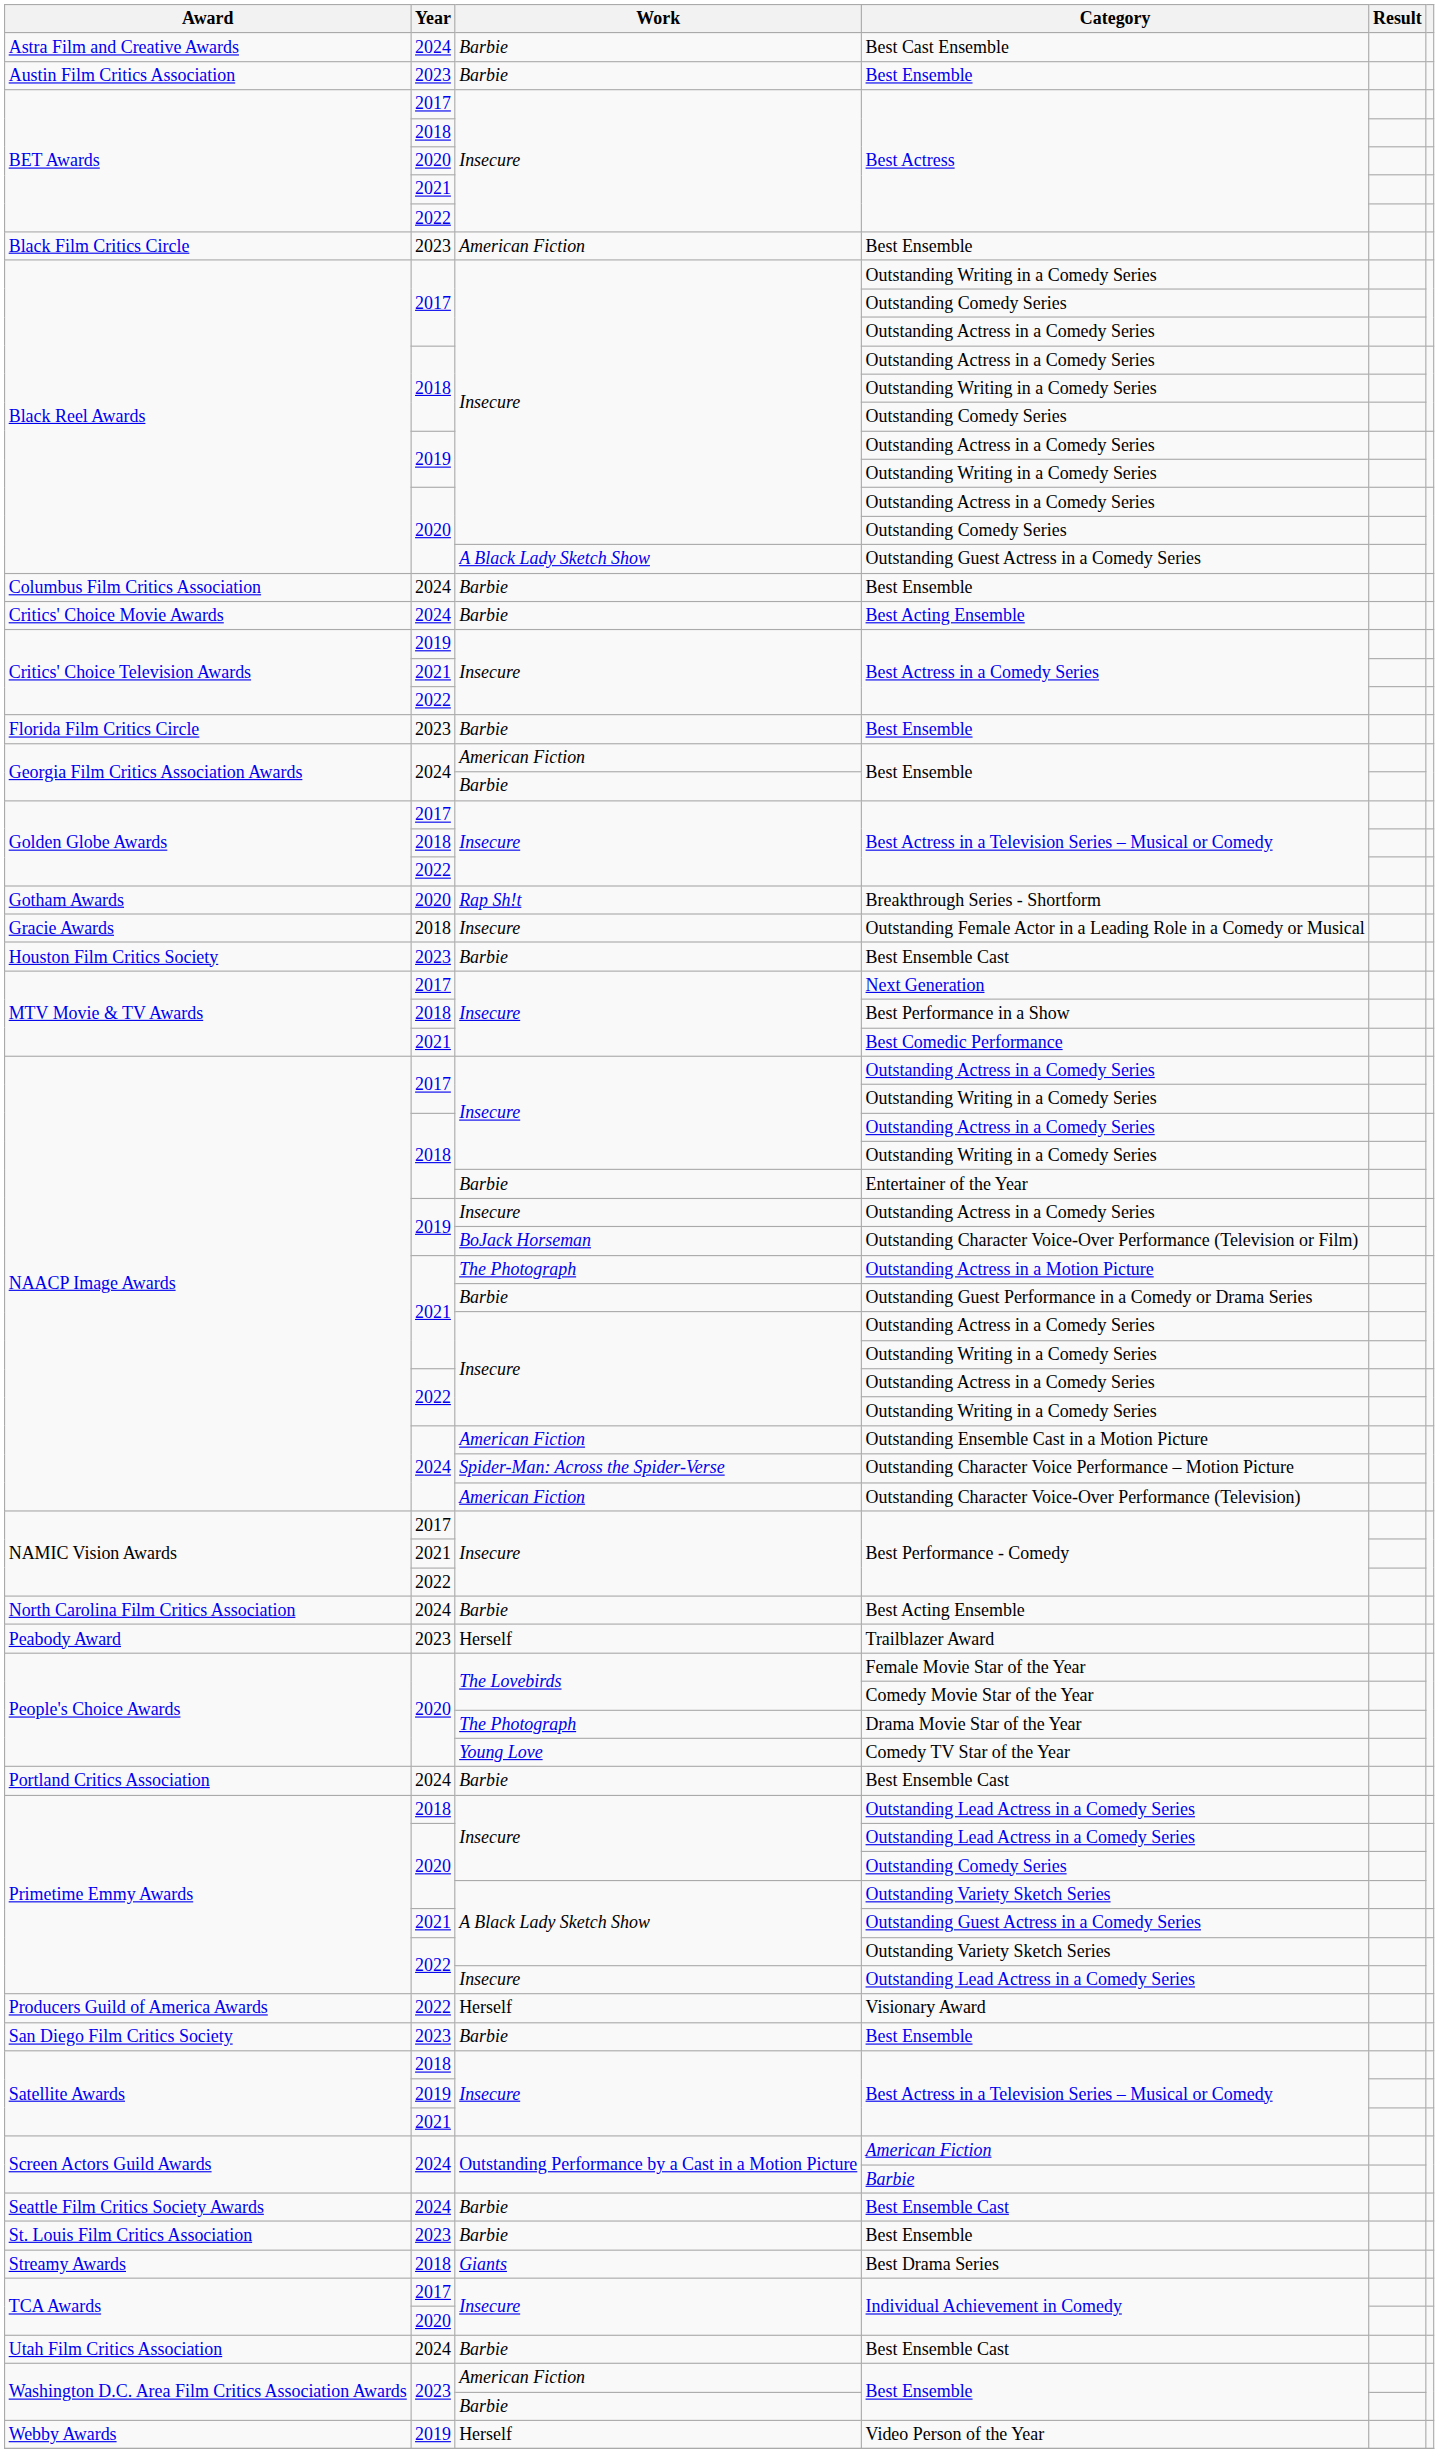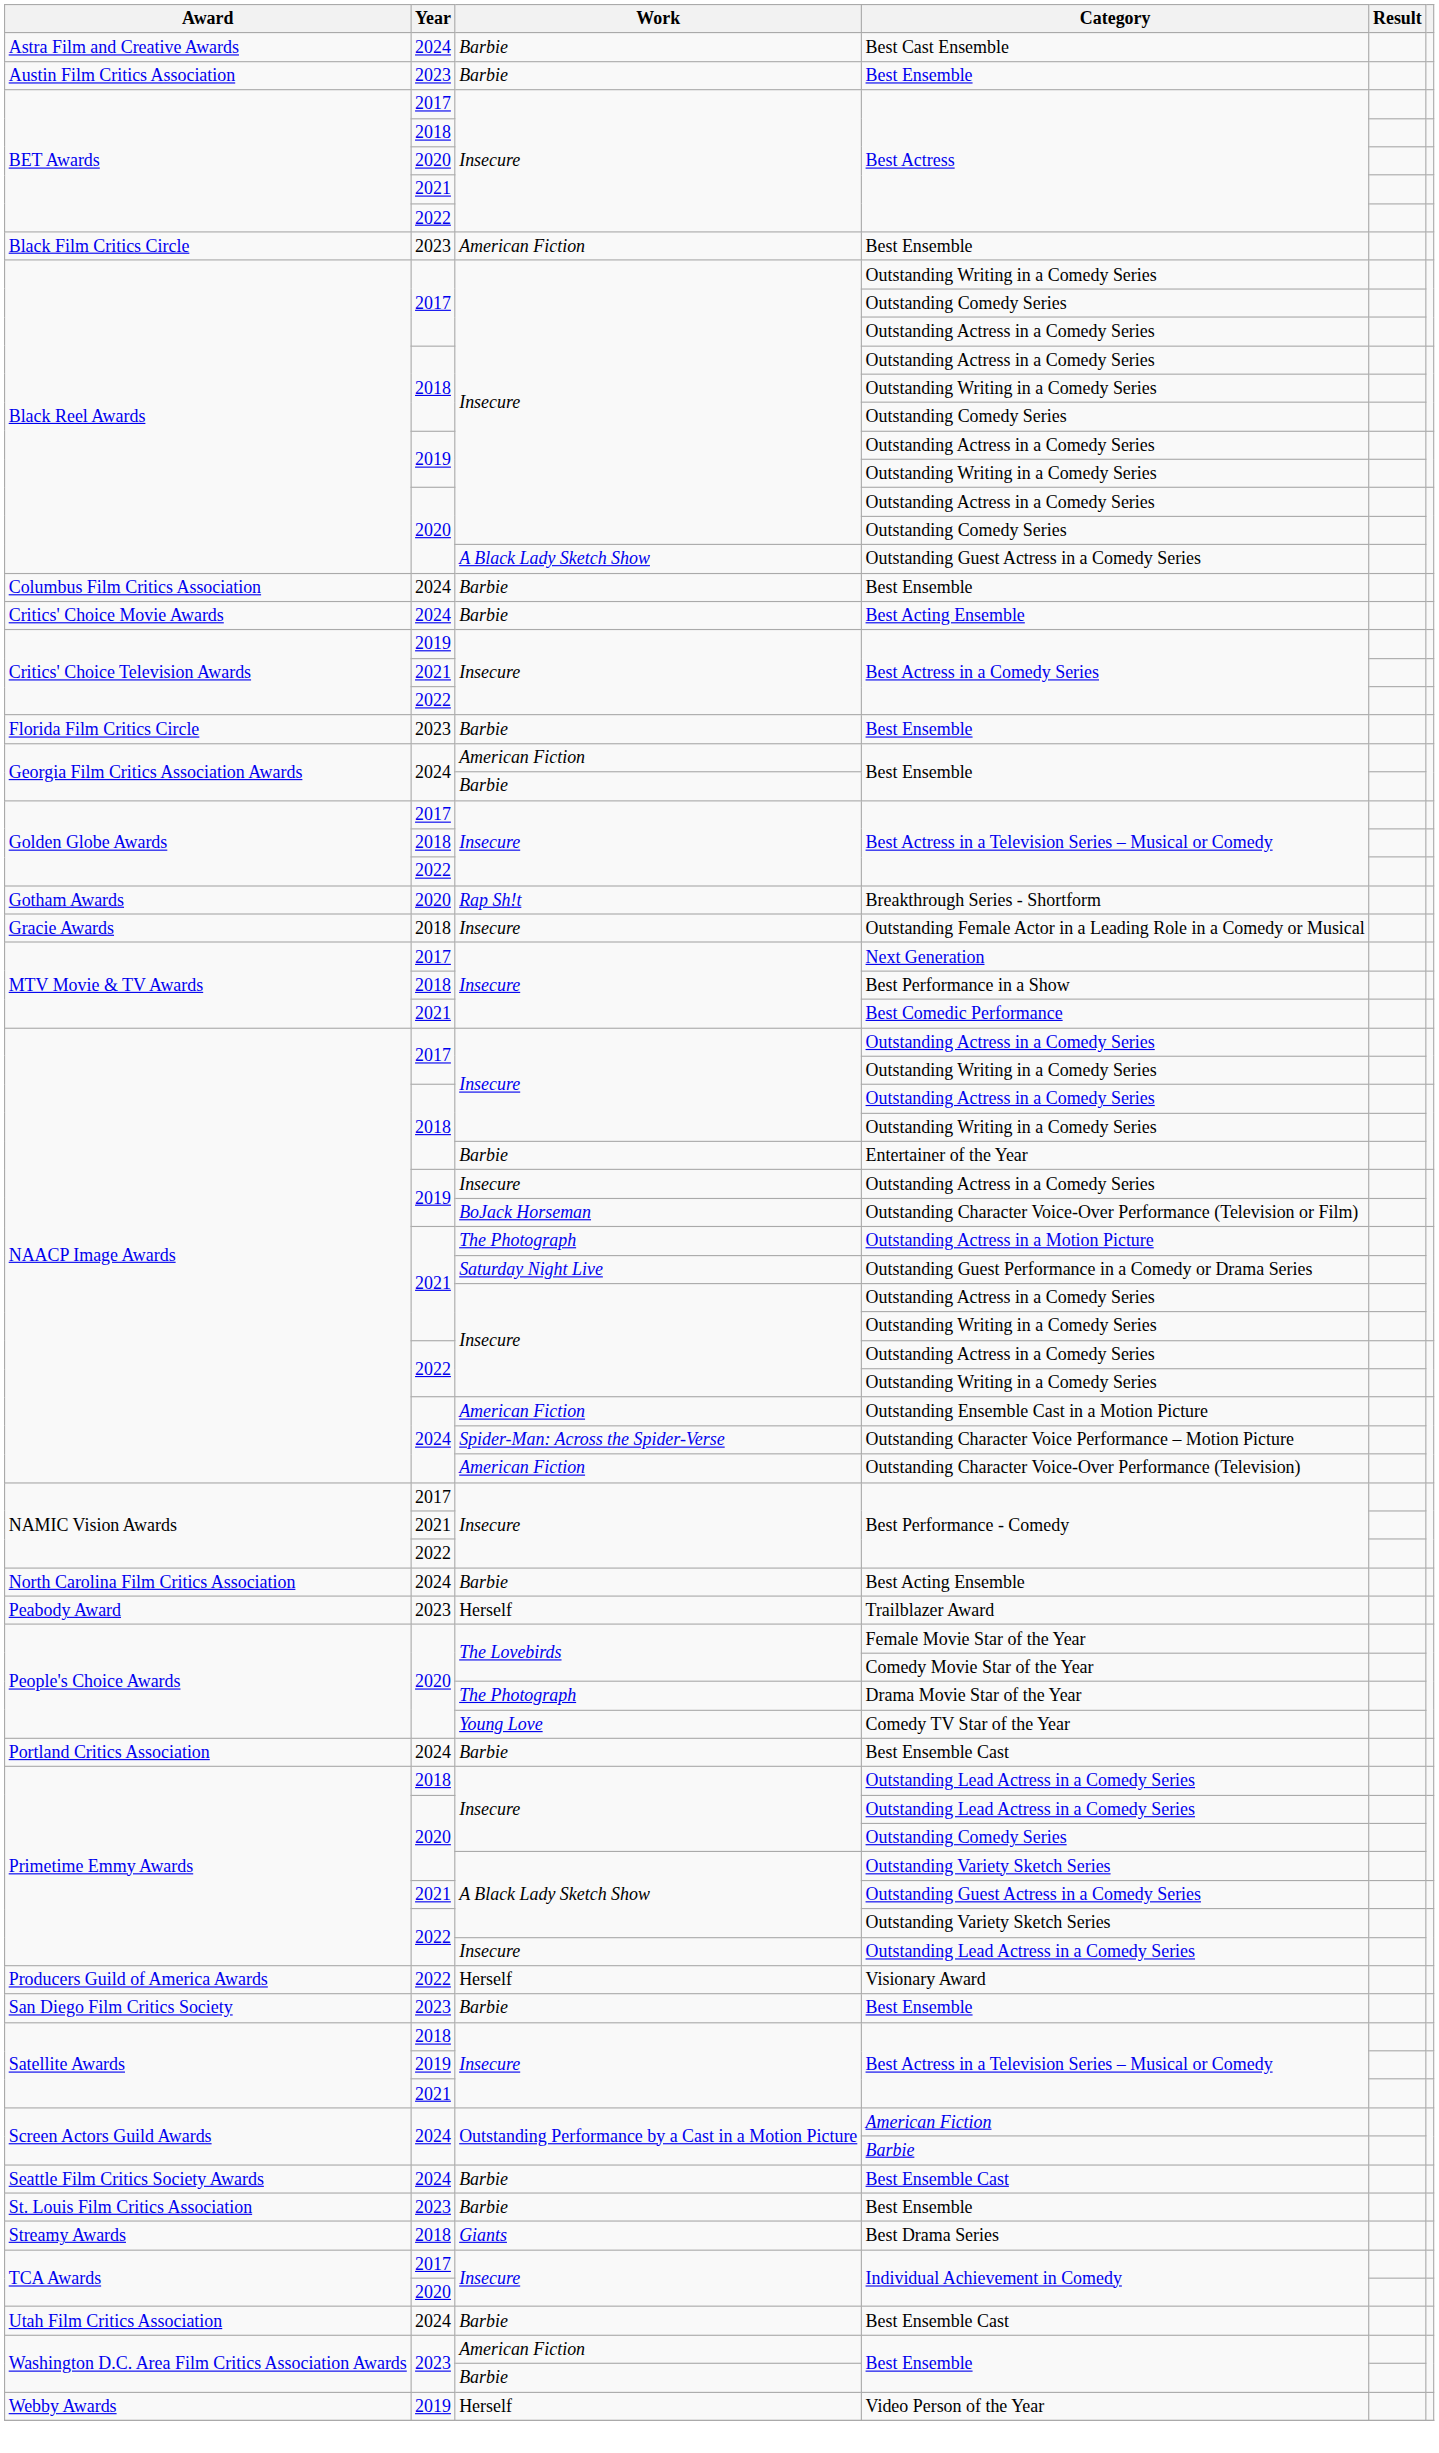- row: (433, 956)
(484, 1297) Barbie -> (531, 1269) Saturday Night Live
